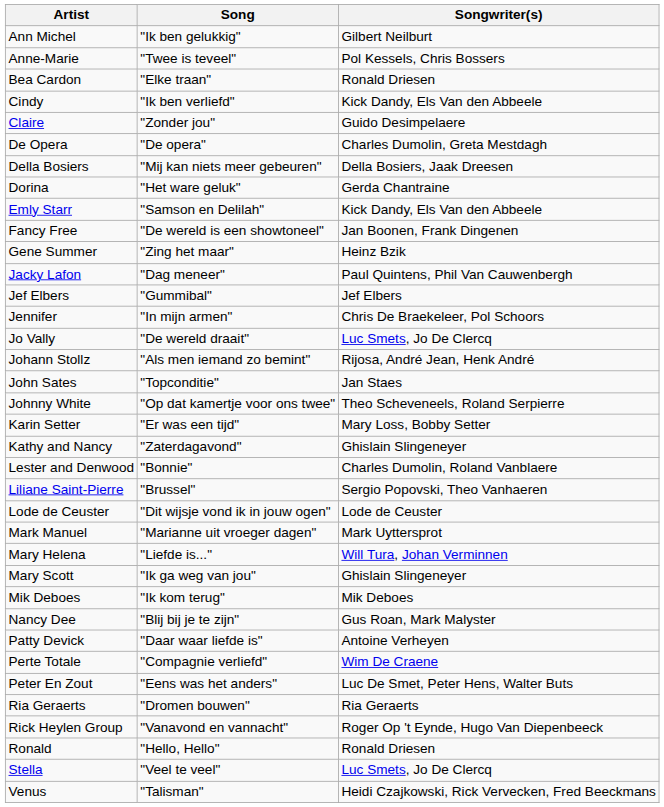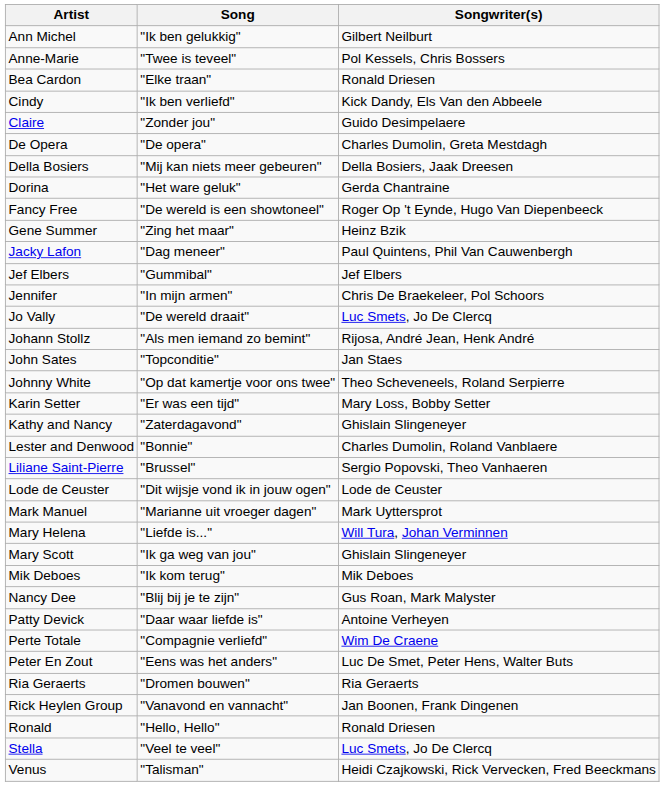- row: (40, 209)
(430, 230) Jan Boonen, Frank Dingenen -> (472, 209) Roger Op 't Eynde, Hugo Van Diepenbeeck
(472, 727) Roger Op 't Eynde, Hugo Van Diepenbeeck -> (430, 705) Jan Boonen, Frank Dingenen
